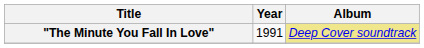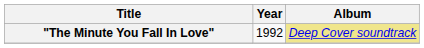(270, 33) 1991 -> (270, 33) 1992
